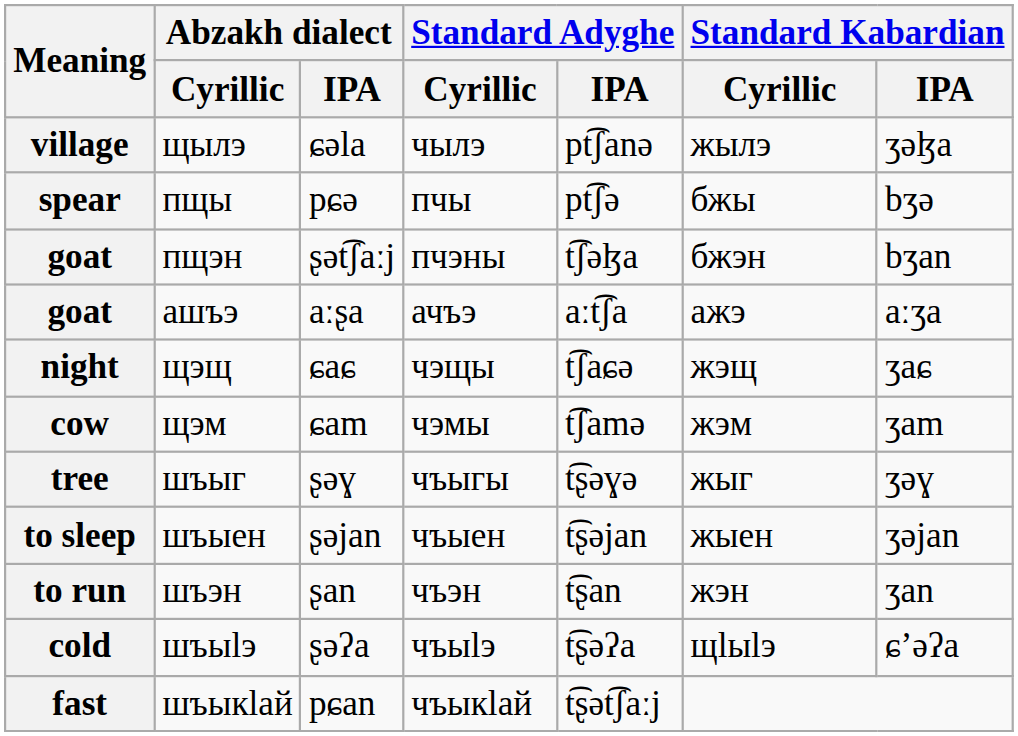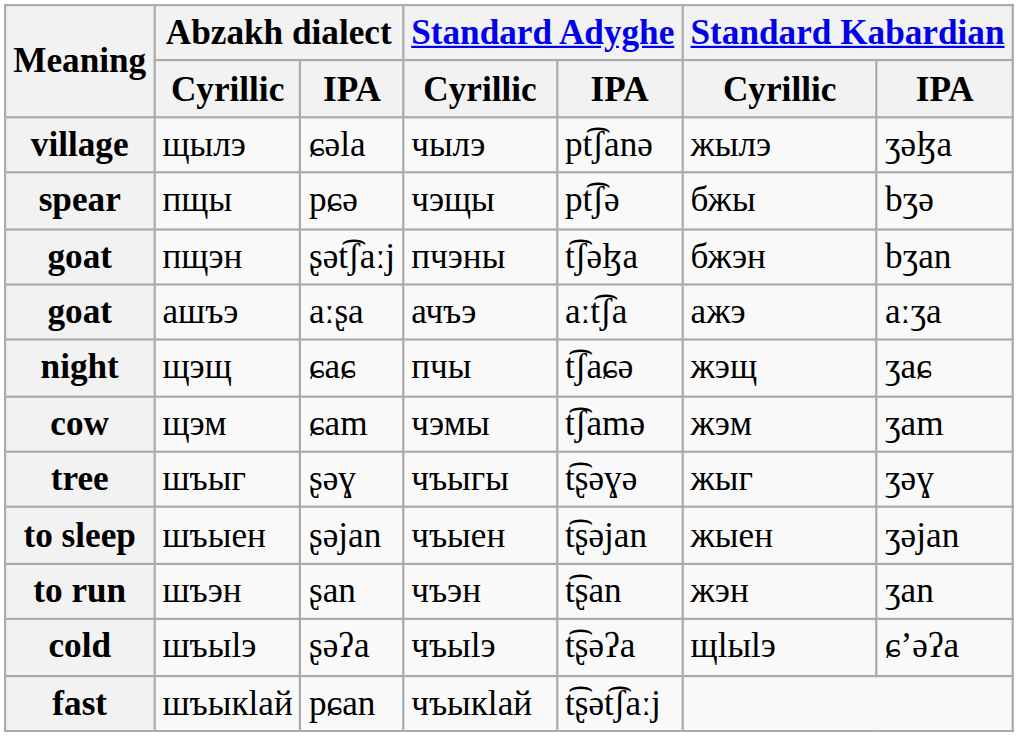(441, 199) пчы -> (453, 199) чэщы
(453, 367) чэщы -> (441, 367) пчы
